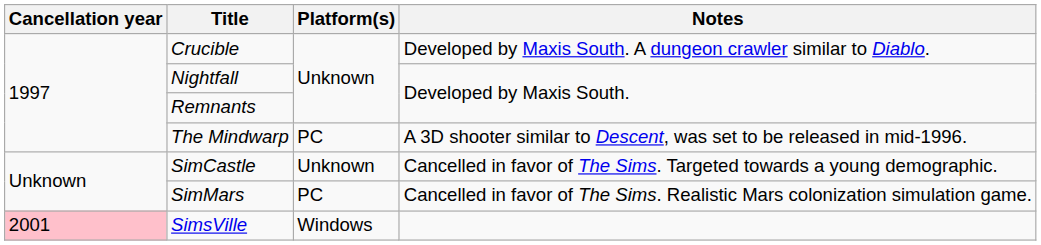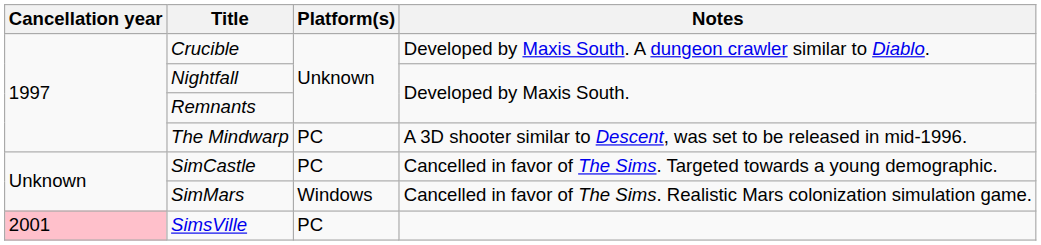(336, 166) Unknown -> (310, 166) PC
(310, 195) PC -> (335, 195) Windows
(335, 225) Windows -> (310, 225) PC
